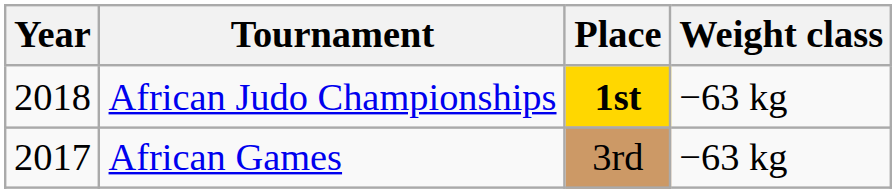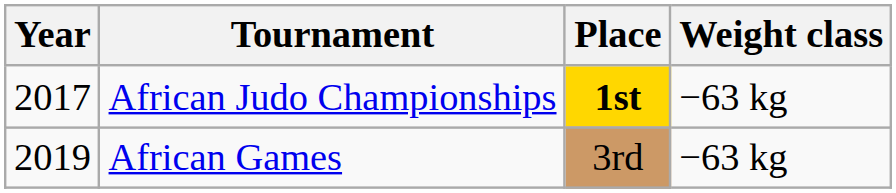(52, 95) 2018 -> (52, 95) 2017
(52, 156) 2017 -> (52, 156) 2019
